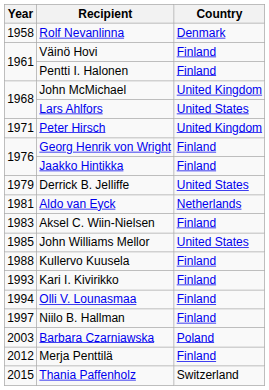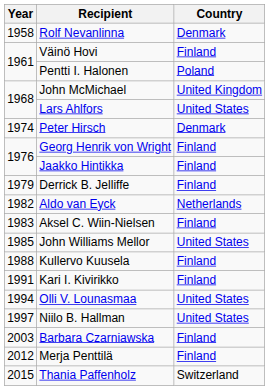(196, 71) Finland -> (195, 71) Poland
(20, 128) 1971 -> (20, 128) 1974
(219, 128) United Kingdom -> (201, 128) Denmark
(213, 185) United States -> (196, 185) Finland
(20, 204) 1981 -> (20, 204) 1982
(20, 280) 1993 -> (20, 280) 1991
(196, 299) Finland -> (213, 299) United States
(196, 318) Finland -> (213, 318) United States
(195, 337) Poland -> (196, 337) Finland
